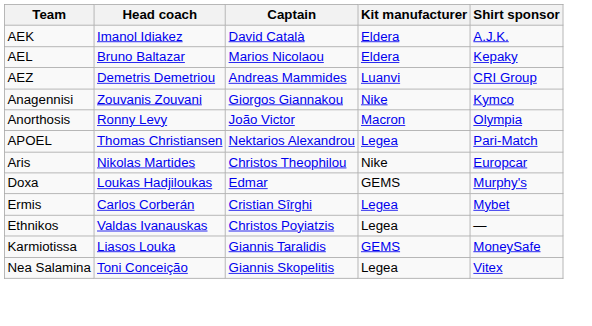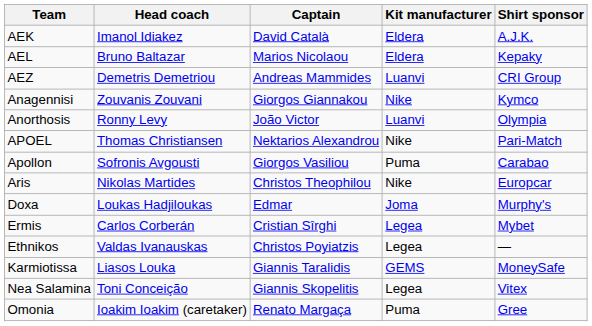(383, 120) Macron -> (405, 120) Luanvi
(379, 141) Legea -> (399, 141) Nike
+ row: (30, 162)
(381, 183) GEMS -> (402, 204) Joma
+ row: (31, 309)
